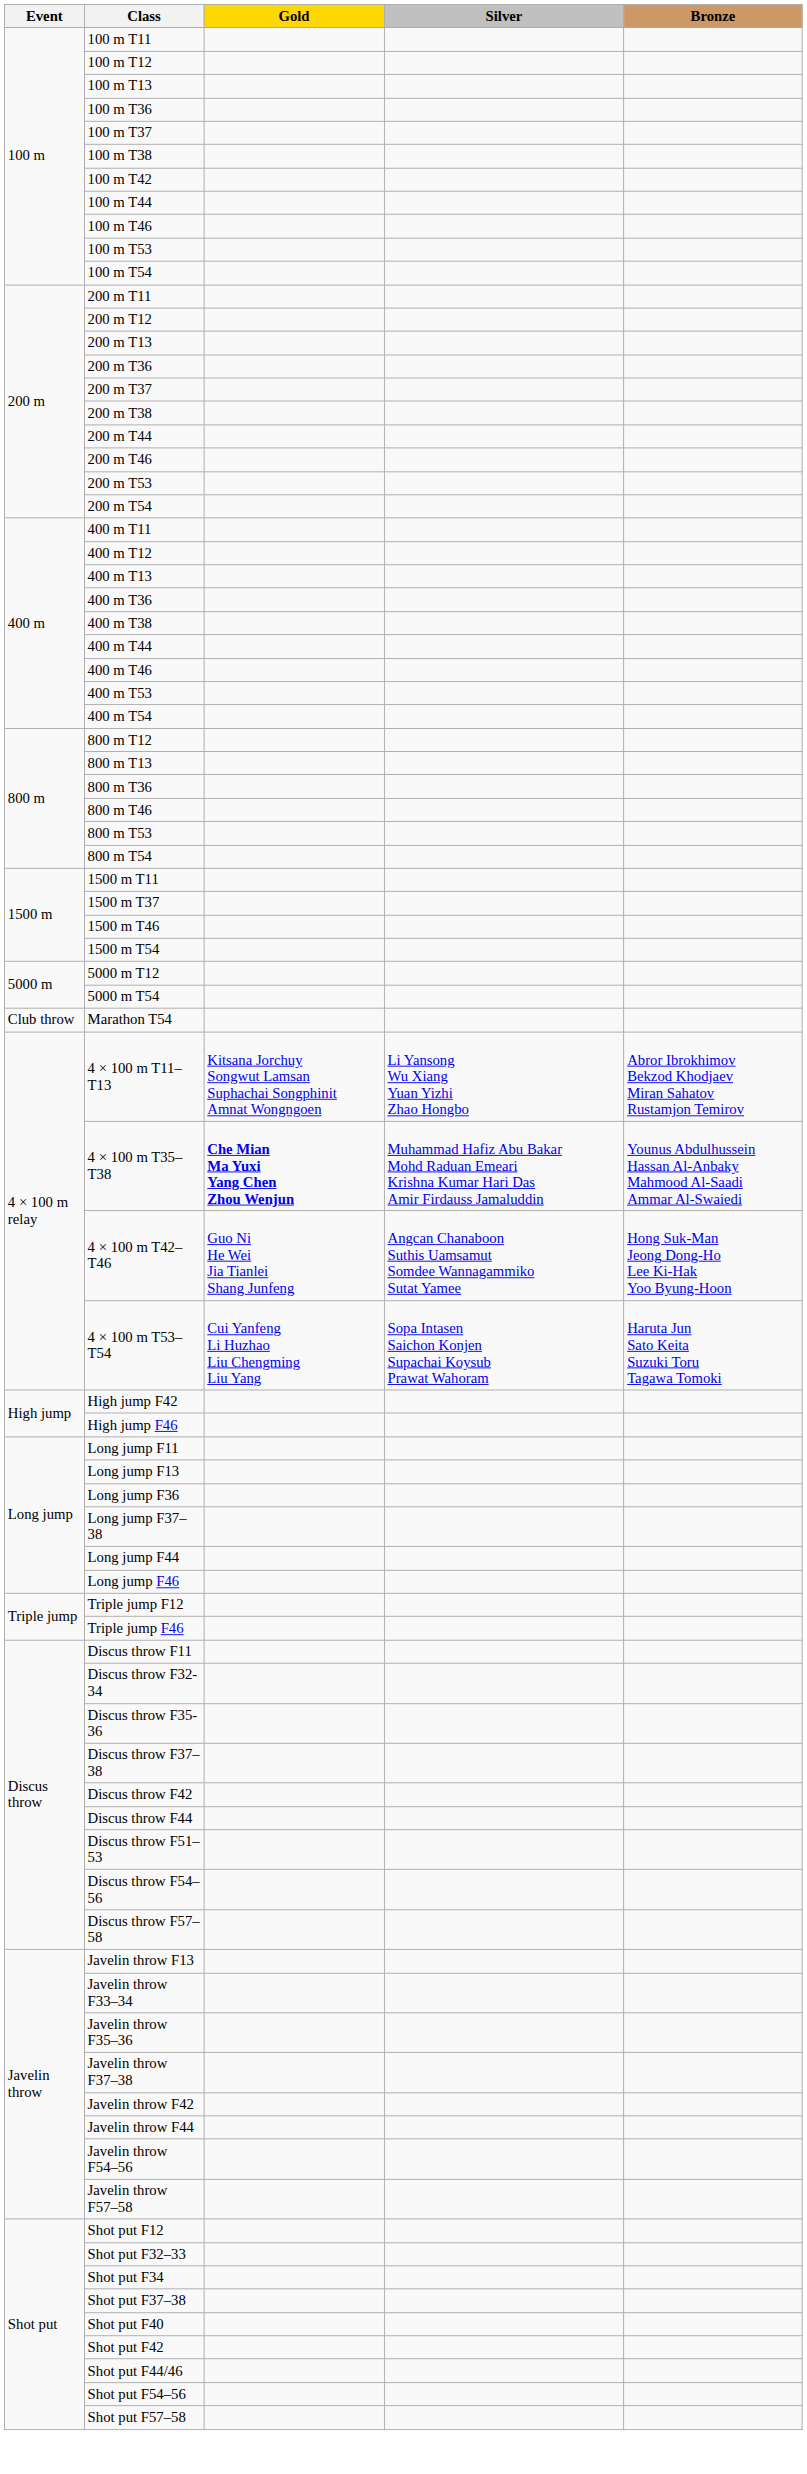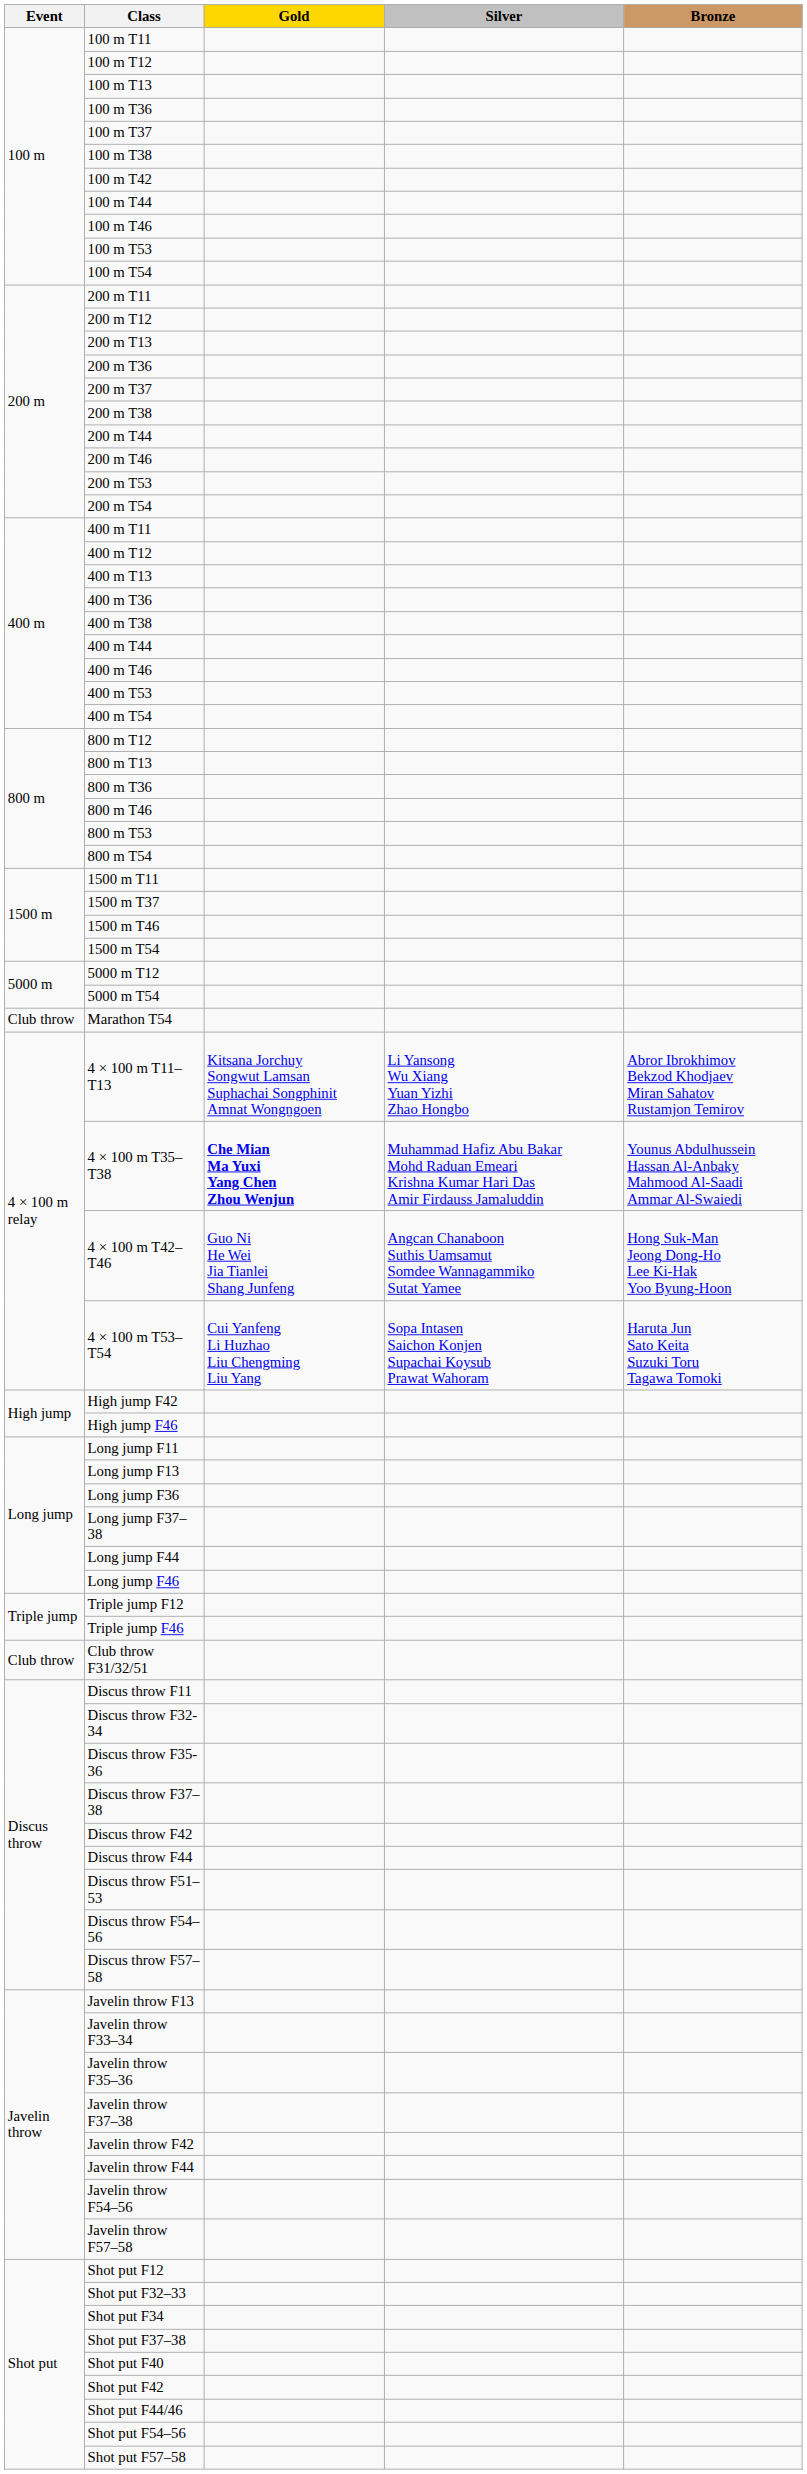+ row: (121, 1659)
